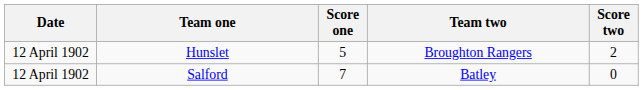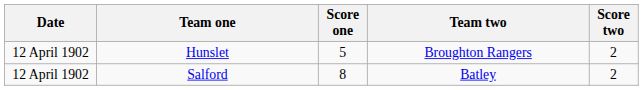(343, 74) 7 -> (343, 74) 8
(613, 74) 0 -> (613, 74) 2
